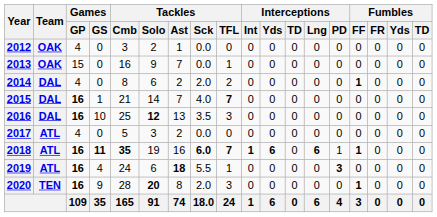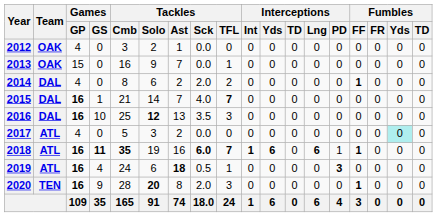(400, 133) no background -> (400, 133) paleturquoise background
(204, 168) 5.5 -> (204, 168) 0.5
